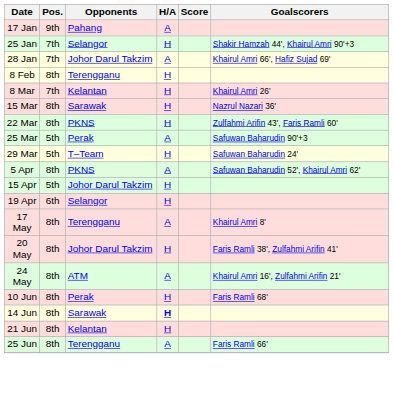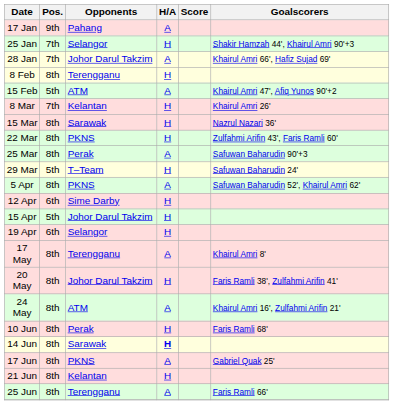+ row: (22, 91)
(53, 138) 5th -> (53, 153) 8th
+ row: (22, 201)
+ row: (22, 360)
